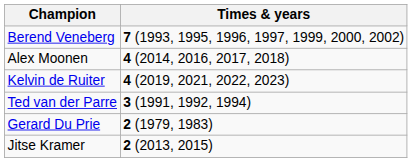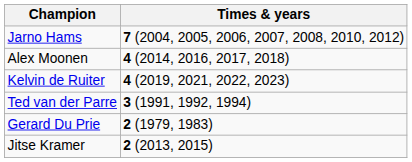- row: (61, 37)
+ row: (45, 37)
